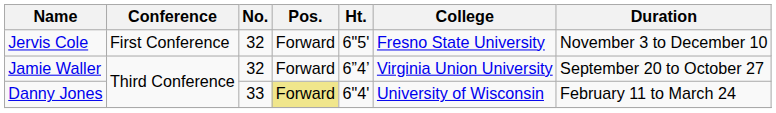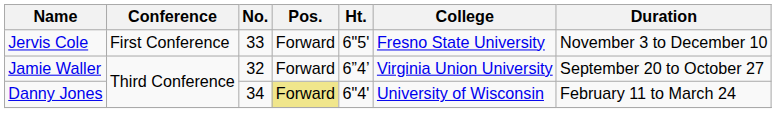(255, 42) 32 -> (255, 42) 33
(255, 94) 33 -> (255, 94) 34
